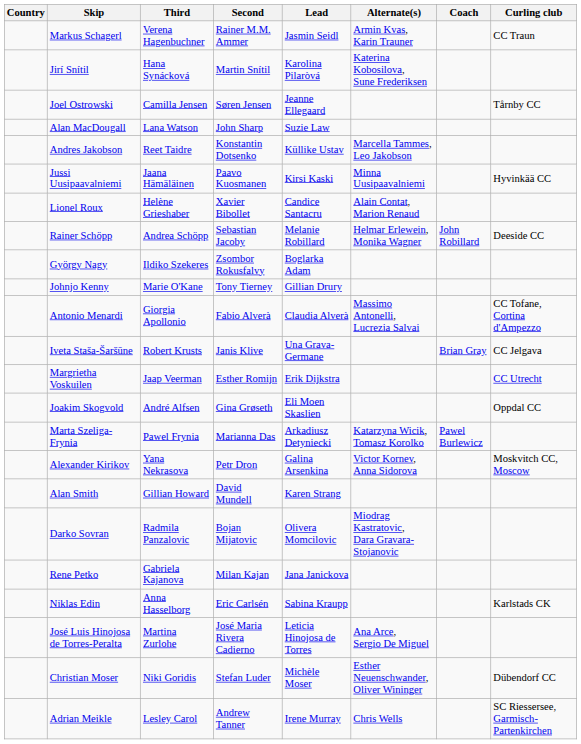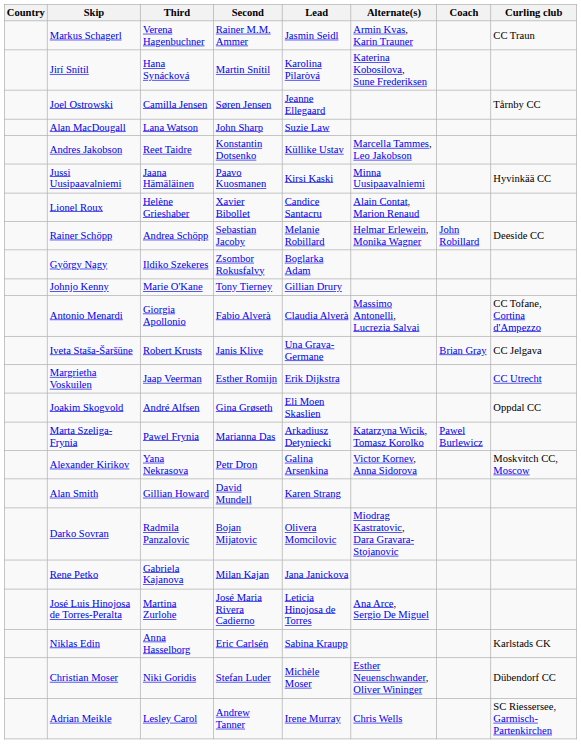rows swapped: (90, 637) <-> (75, 603)
